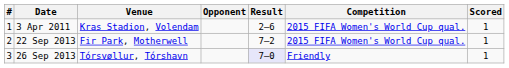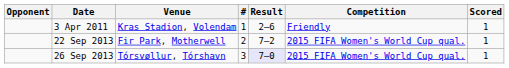columns swapped: (9, 12) <-> (225, 12)
(376, 26) 2015 FIFA Women's World Cup qual. -> (309, 26) Friendly
(309, 56) Friendly -> (376, 56) 2015 FIFA Women's World Cup qual.
